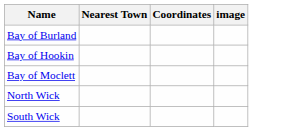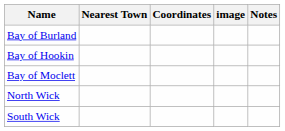+ column: (264, 14)
